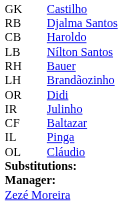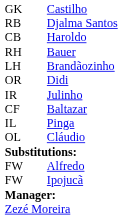- row: (80, 52)
+ row: (66, 166)
+ row: (65, 180)
